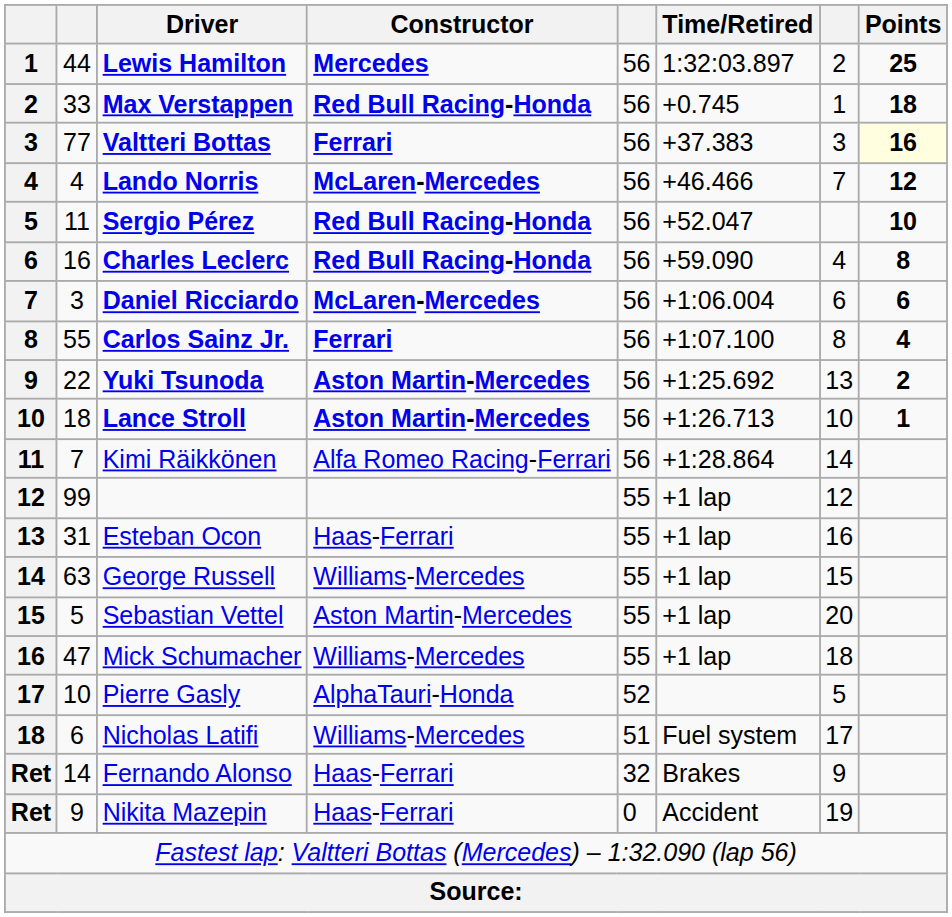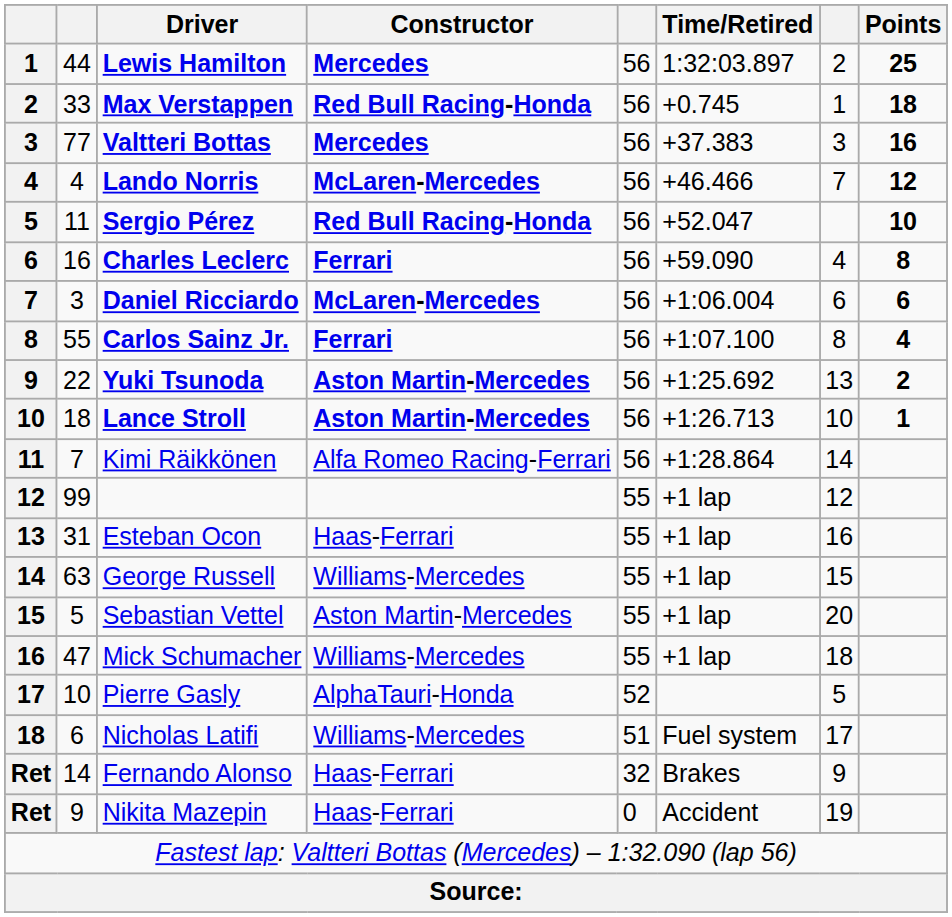(353, 143) Ferrari -> (371, 143) Mercedes
(903, 143) lightyellow background -> (903, 143) no background
(452, 261) Red Bull Racing-Honda -> (353, 261) Ferrari
